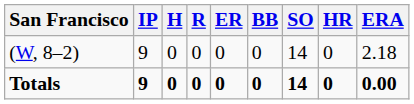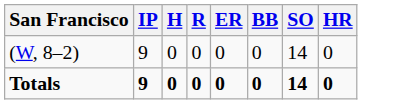- column: (383, 20)
